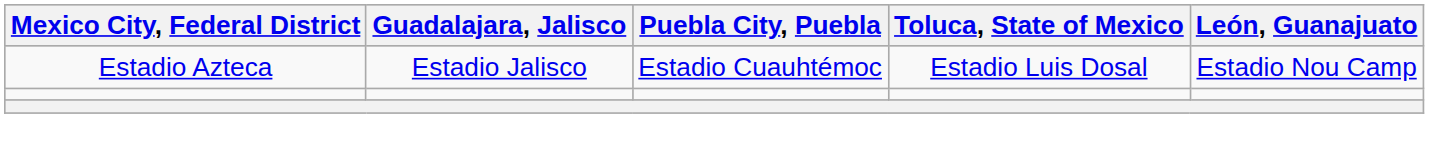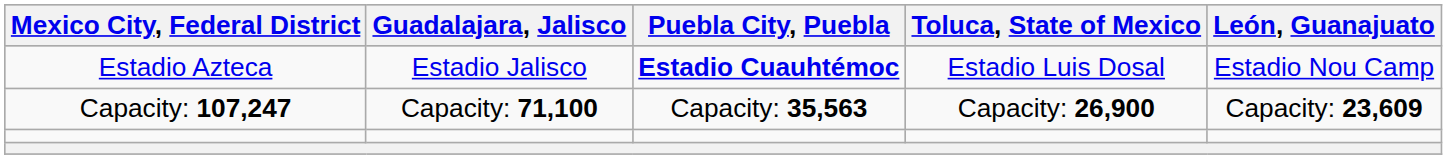(760, 66) normal -> (769, 66) bold
+ row: (186, 108)
